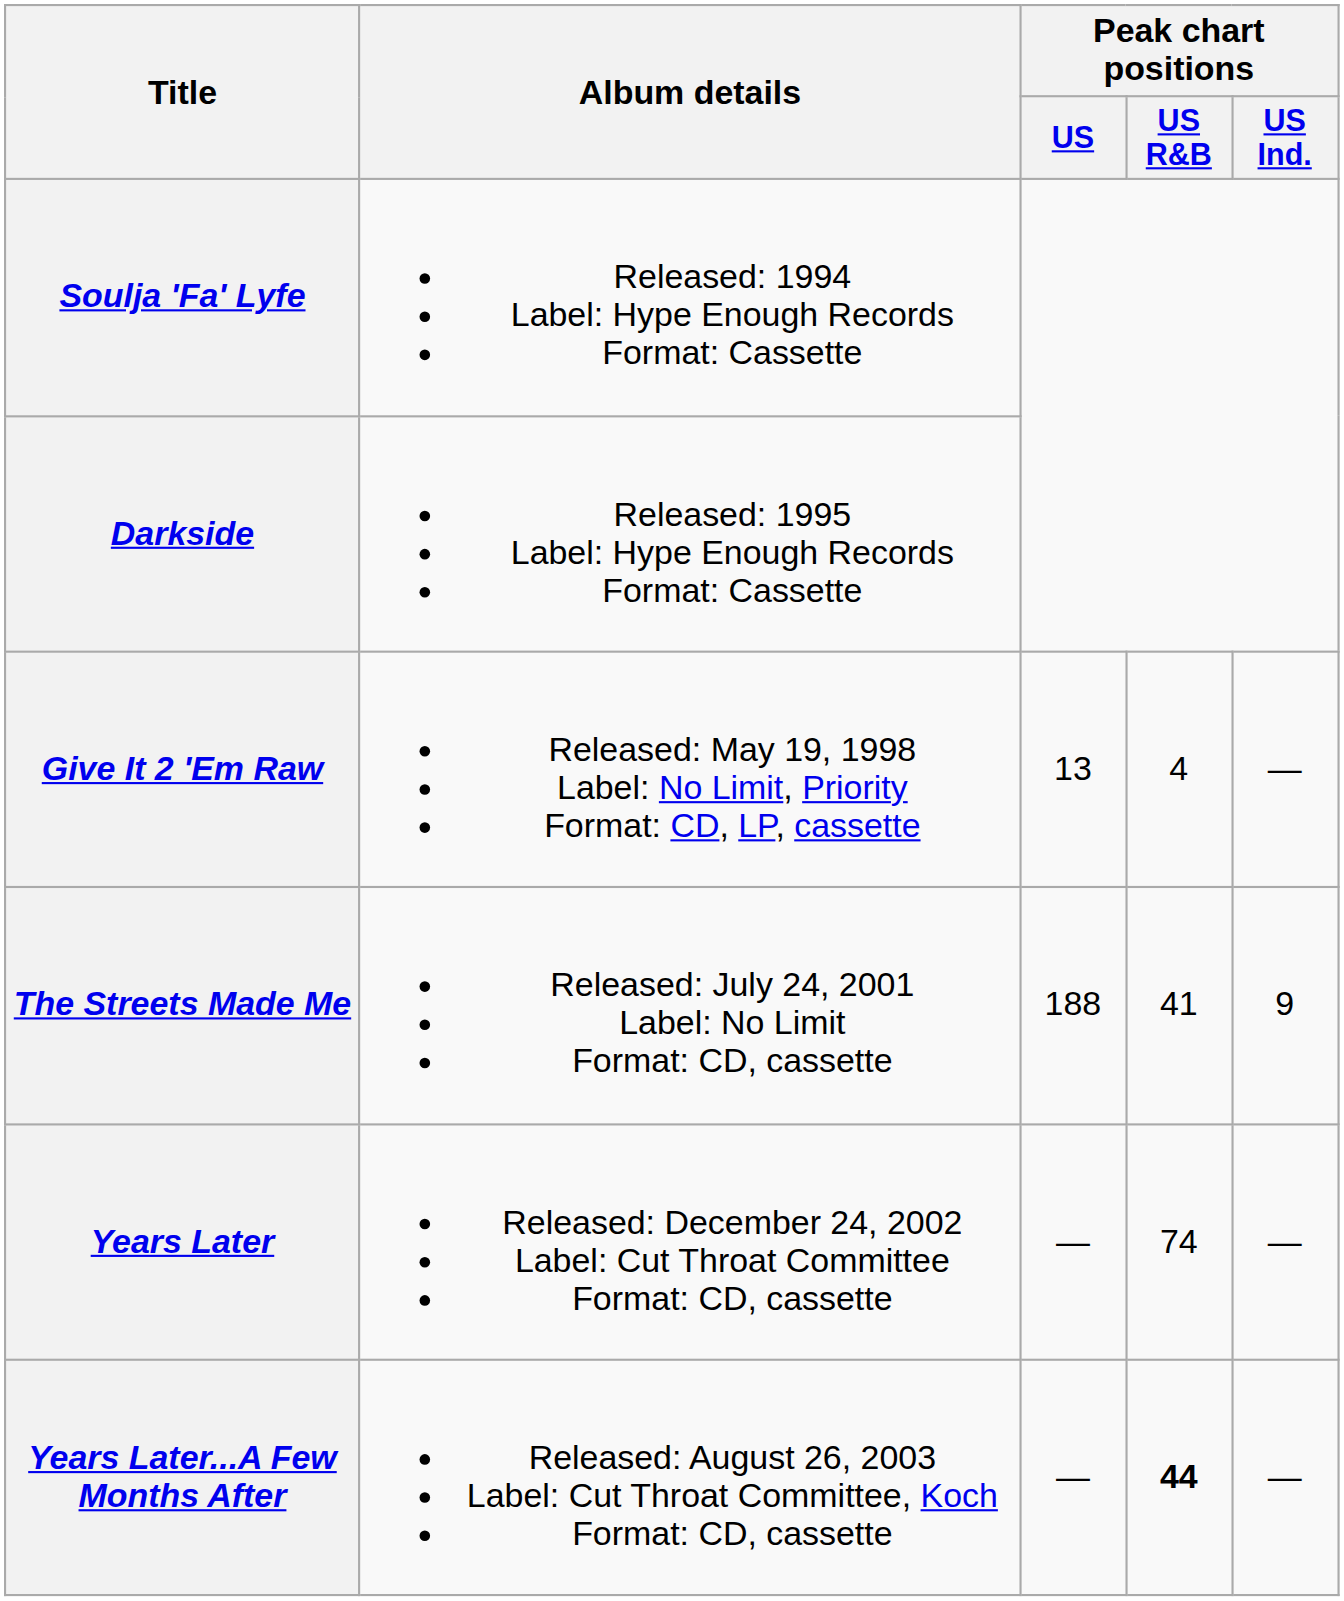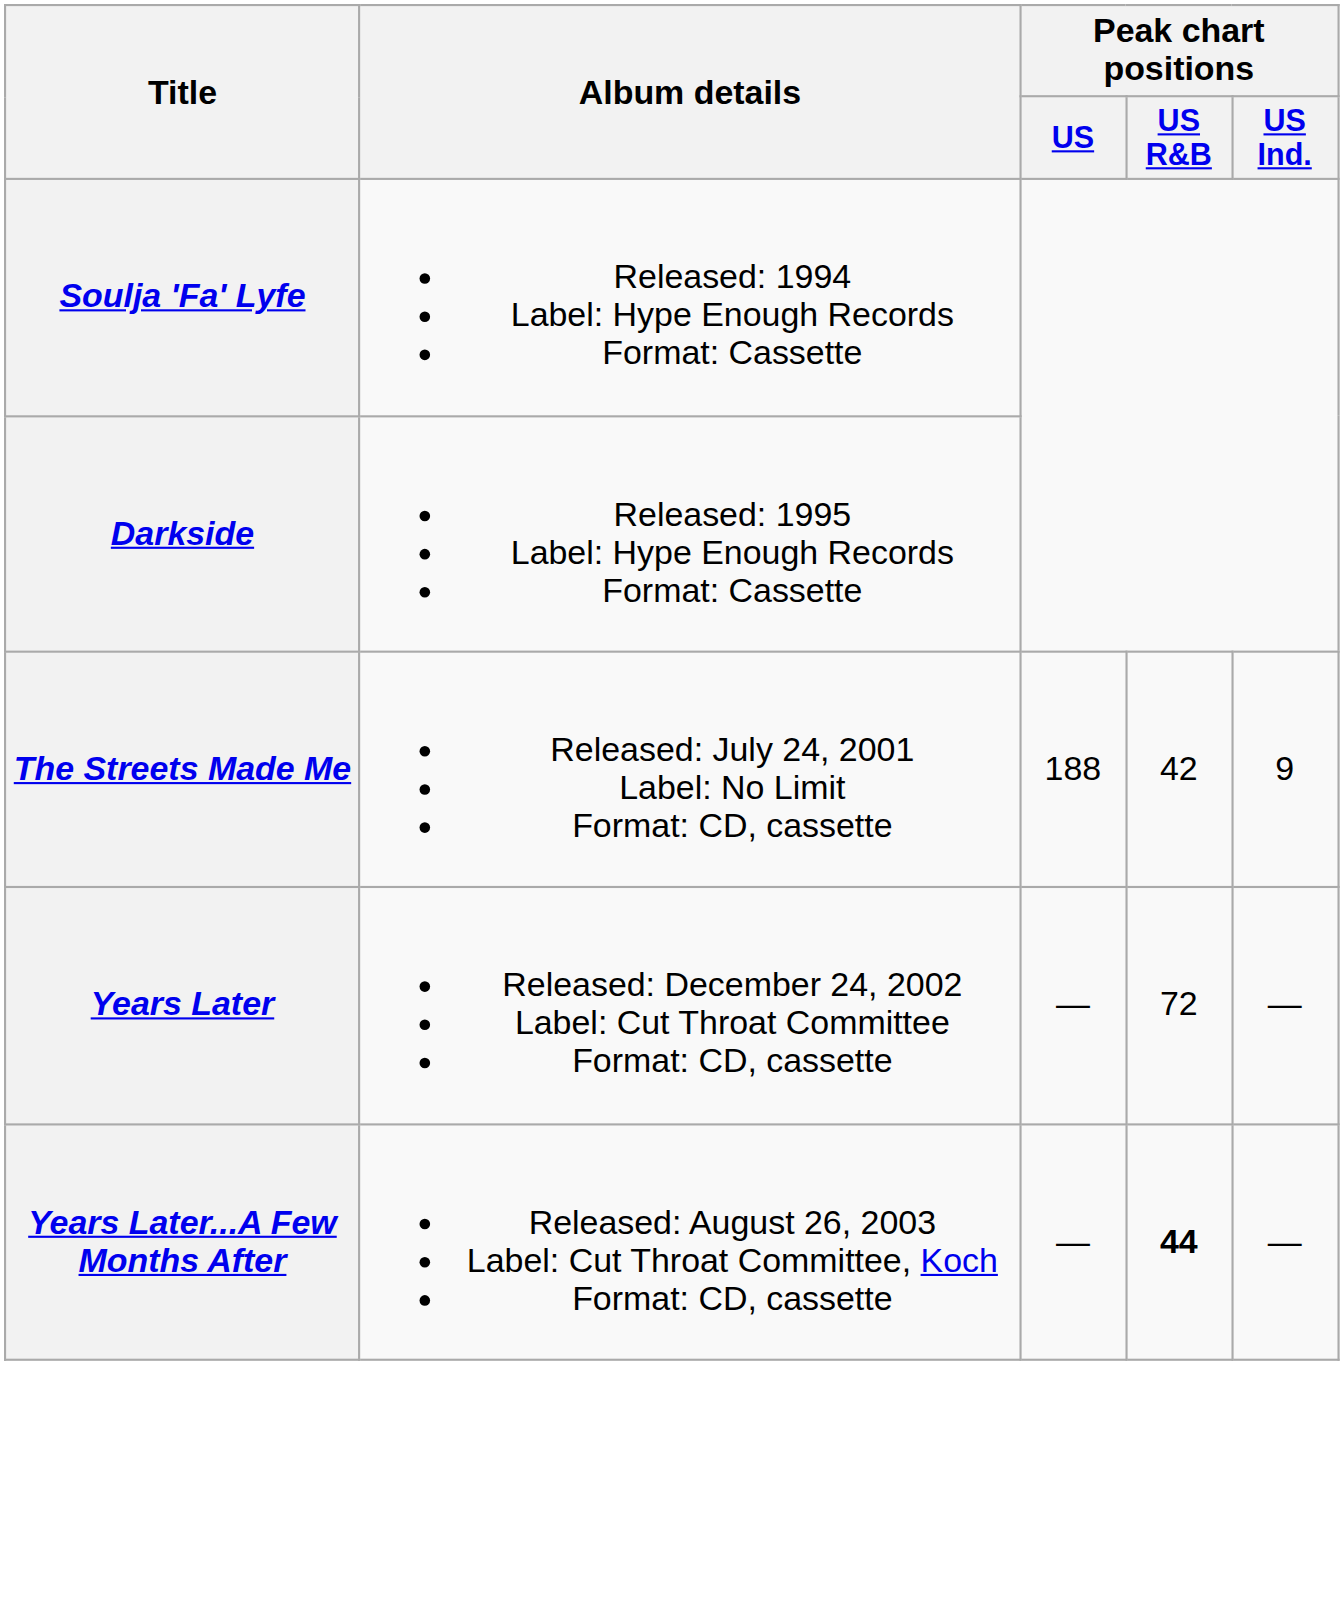- row: (182, 768)
(1179, 1005) 41 -> (1179, 768) 42
(1179, 1241) 74 -> (1179, 1005) 72
